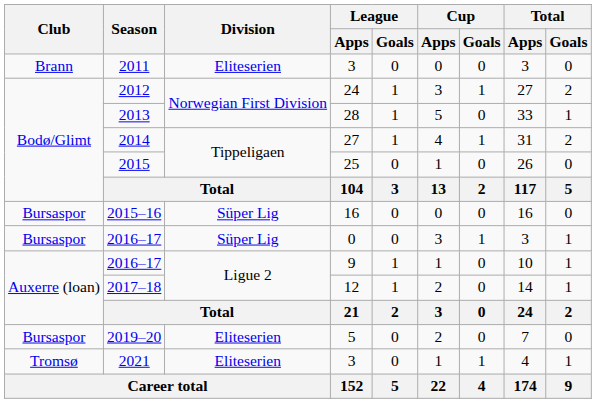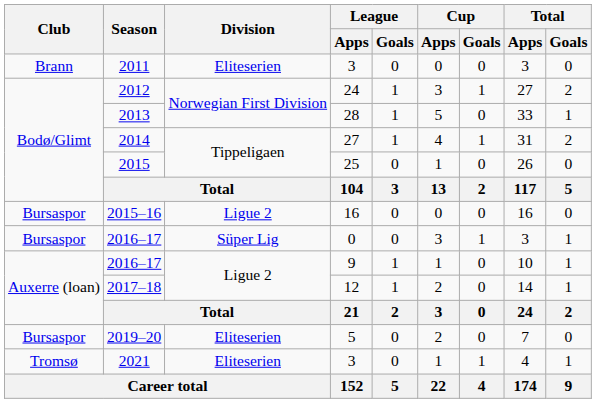(248, 213) Süper Lig -> (248, 213) Ligue 2
